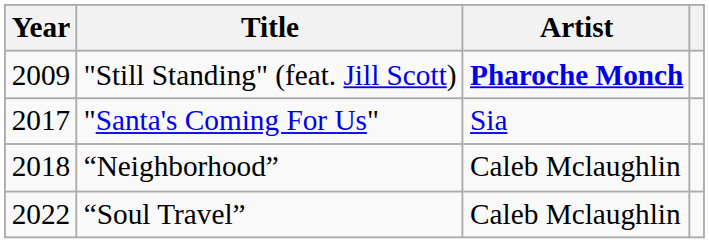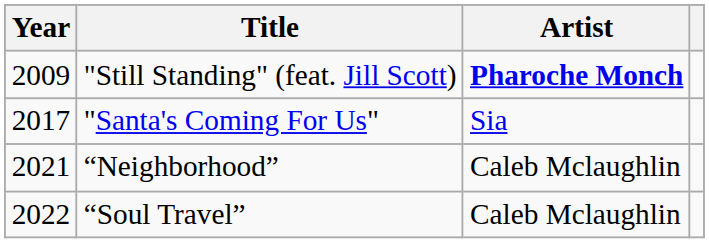(41, 167) 2018 -> (41, 167) 2021
